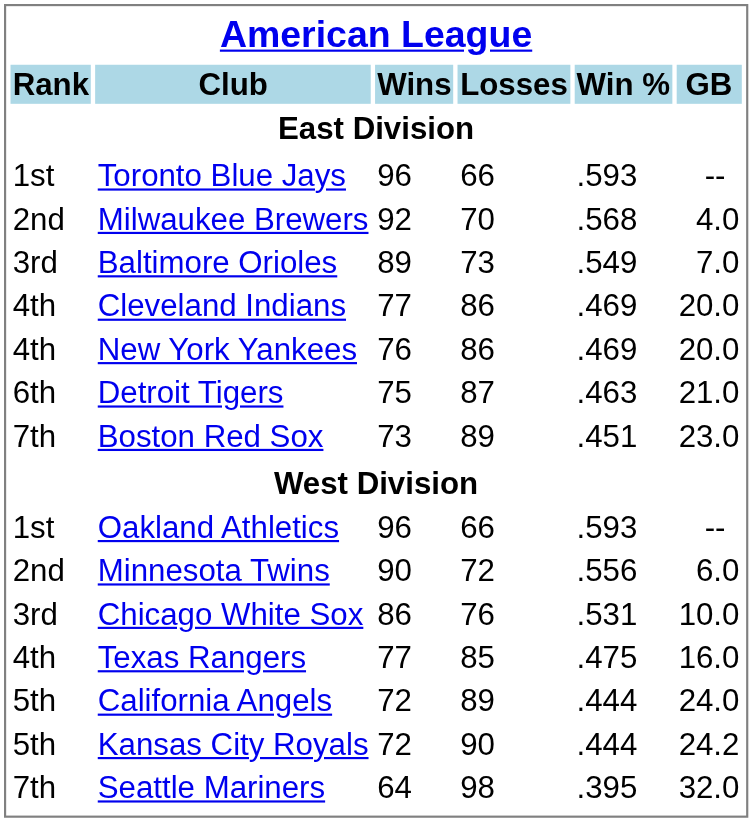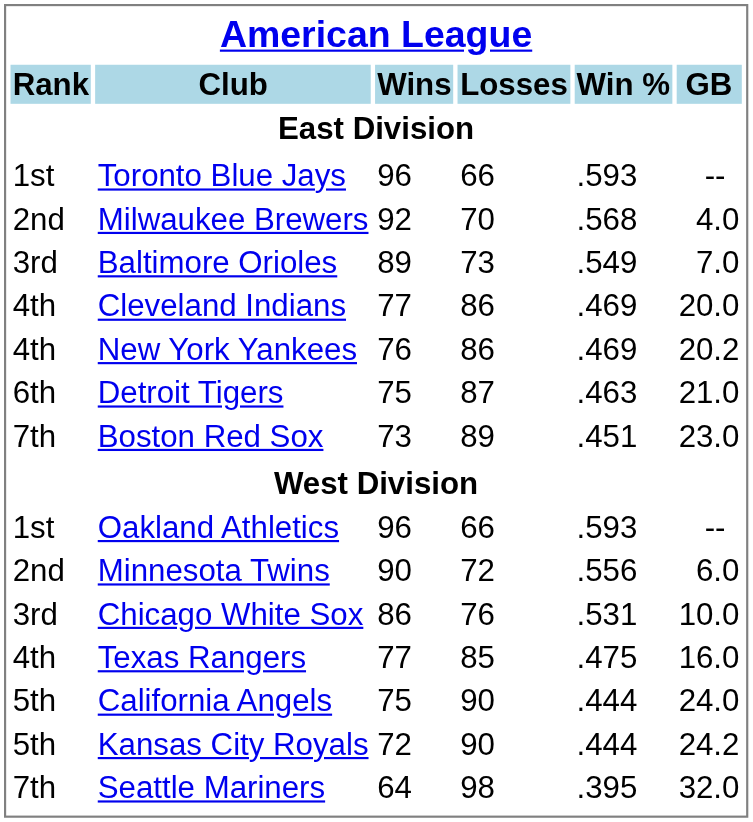(709, 349) 20.0 -> (709, 349) 20.2
(395, 701) 72 -> (395, 701) 75
(478, 701) 89 -> (478, 701) 90
